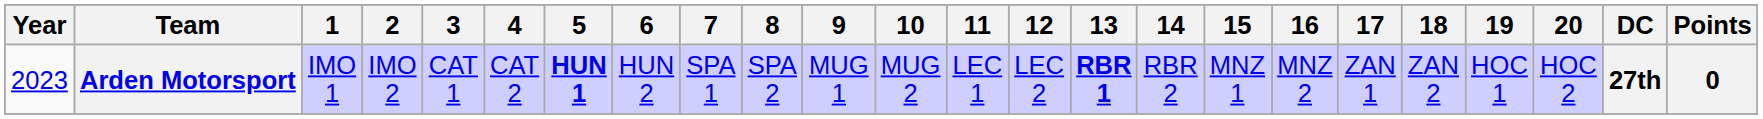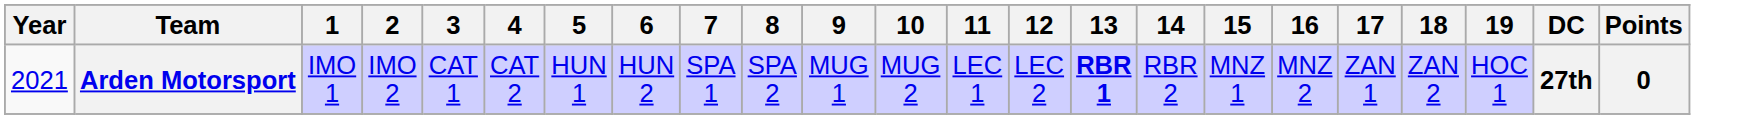- column: (1568, 25)
(39, 79) 2023 -> (39, 79) 2021
(579, 79) bold -> (579, 79) normal
